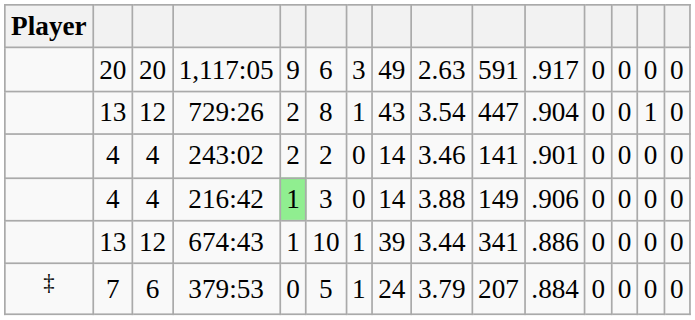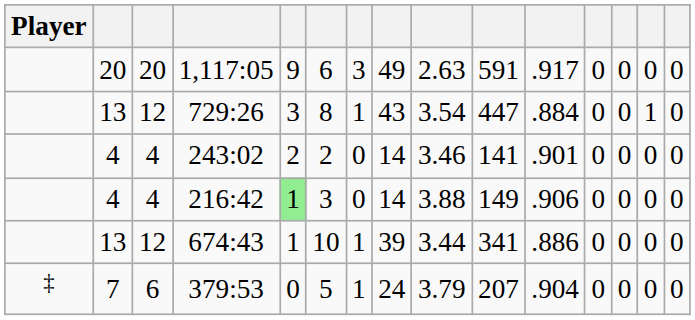(293, 112) 2 -> (293, 112) 3
(555, 112) .904 -> (555, 112) .884
(555, 288) .884 -> (555, 288) .904
